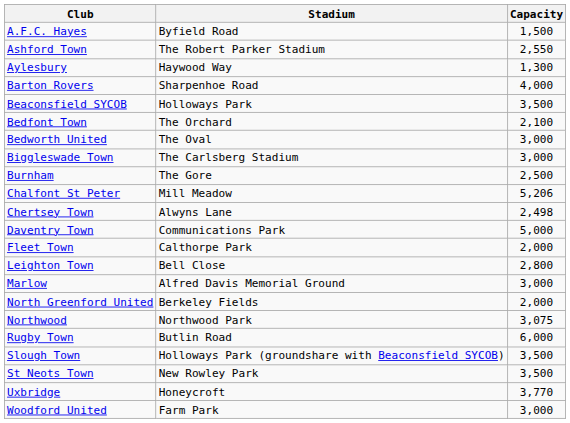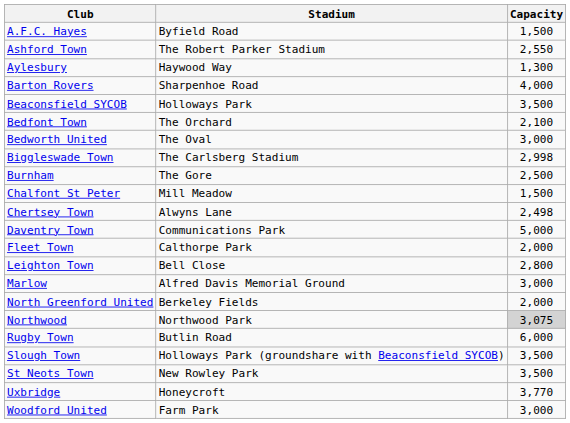(536, 158) 3,000 -> (536, 158) 2,998
(536, 194) 5,206 -> (536, 194) 1,500
(536, 320) no background -> (536, 320) lightgrey background
